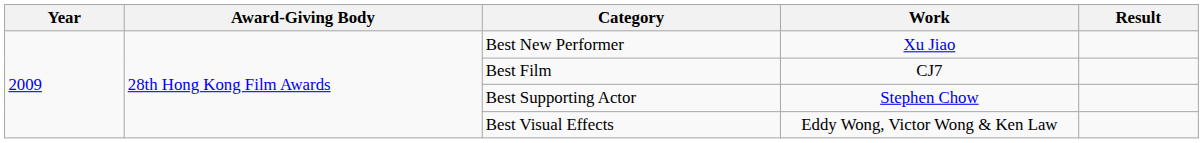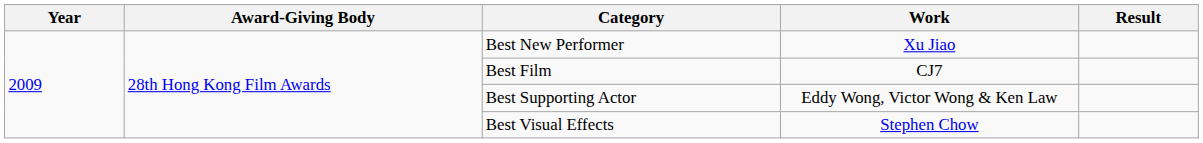(929, 97) Stephen Chow -> (929, 97) Eddy Wong, Victor Wong & Ken Law
(929, 124) Eddy Wong, Victor Wong & Ken Law -> (929, 124) Stephen Chow
